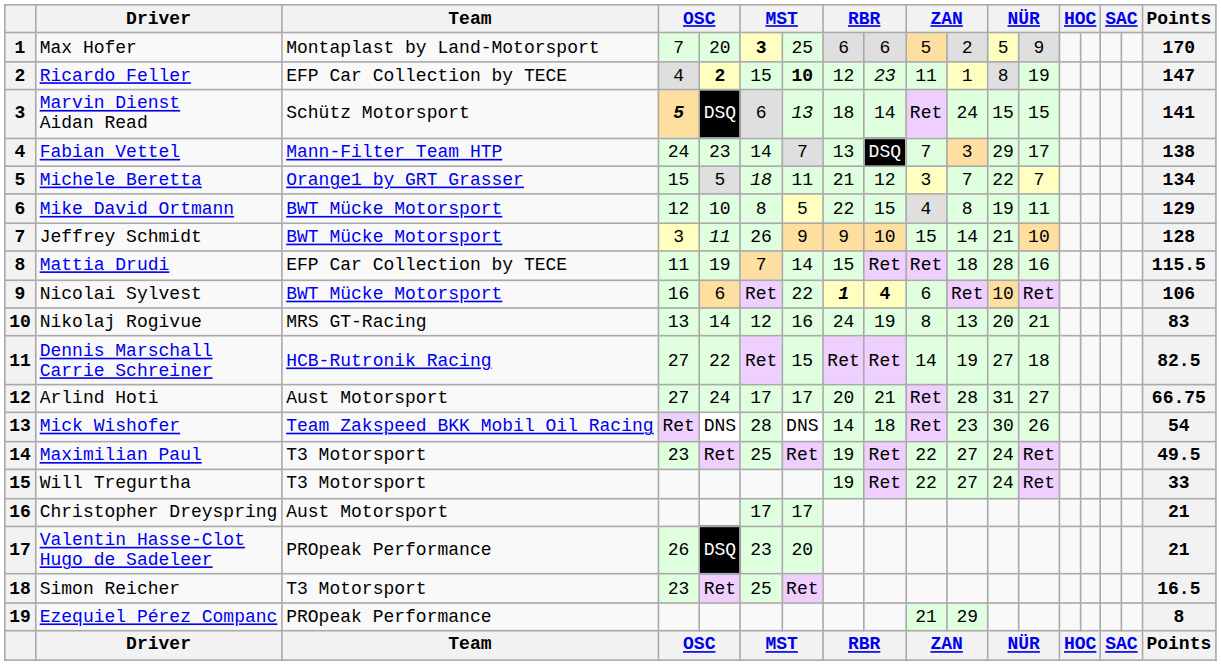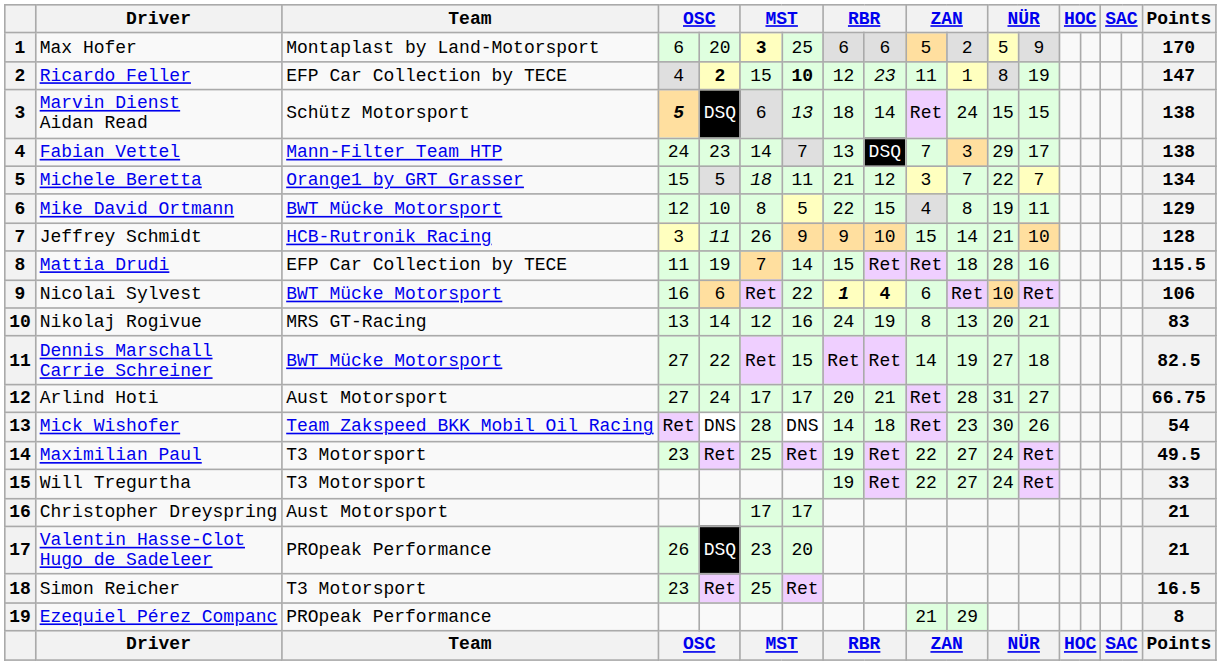(679, 47) 7 -> (679, 47) 6
(1179, 114) 141 -> (1179, 114) 138
(394, 237) BWT Mücke Motorsport -> (389, 237) HCB-Rutronik Racing
(389, 360) HCB-Rutronik Racing -> (394, 360) BWT Mücke Motorsport
